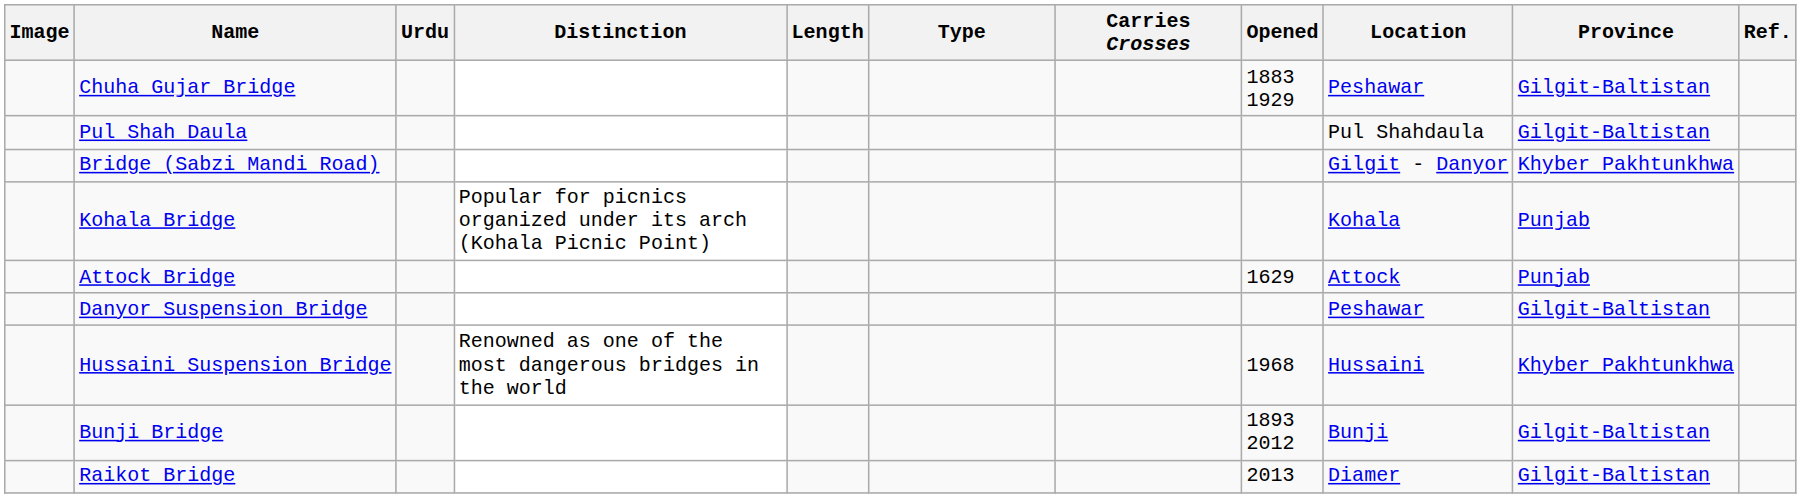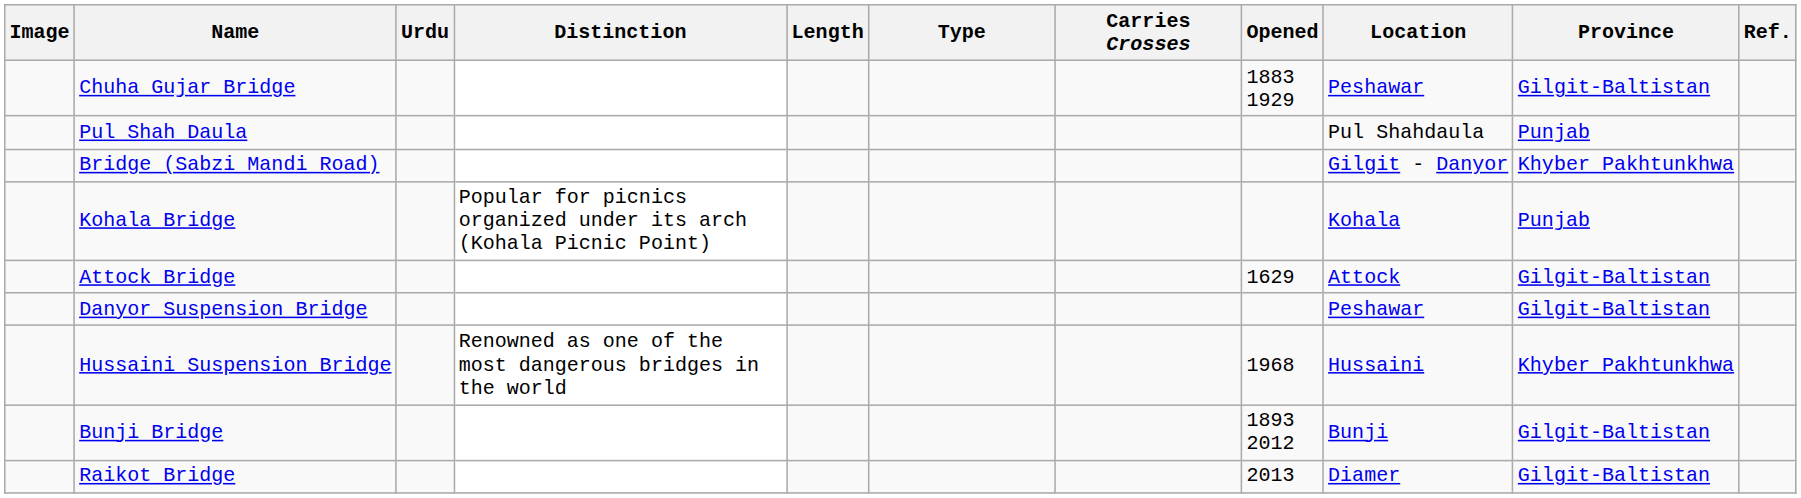(1614, 133) Gilgit-Baltistan -> (1554, 133) Punjab
(1554, 277) Punjab -> (1614, 277) Gilgit-Baltistan
